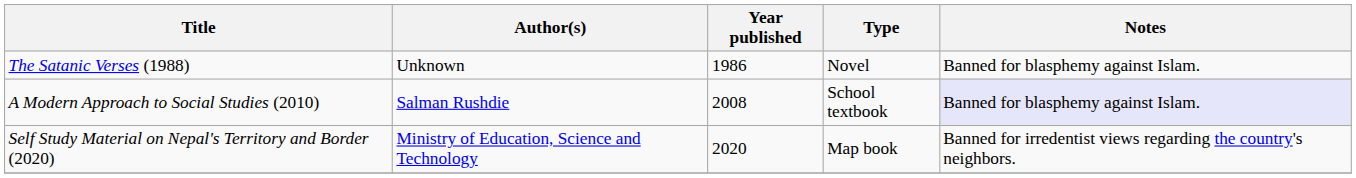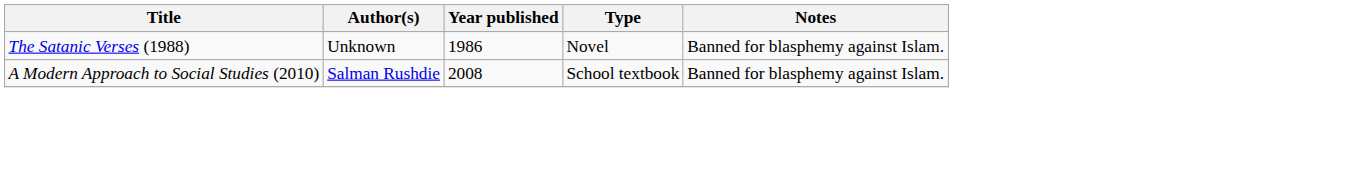(1072, 102) lavender background -> (816, 73) no background
- row: (189, 149)
